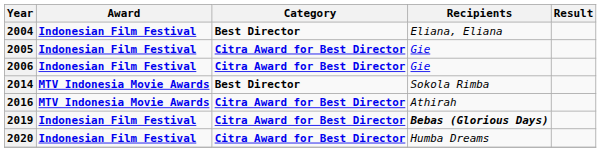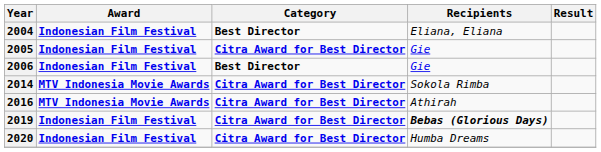(310, 67) Citra Award for Best Director -> (257, 67) Best Director
(257, 85) Best Director -> (310, 85) Citra Award for Best Director
